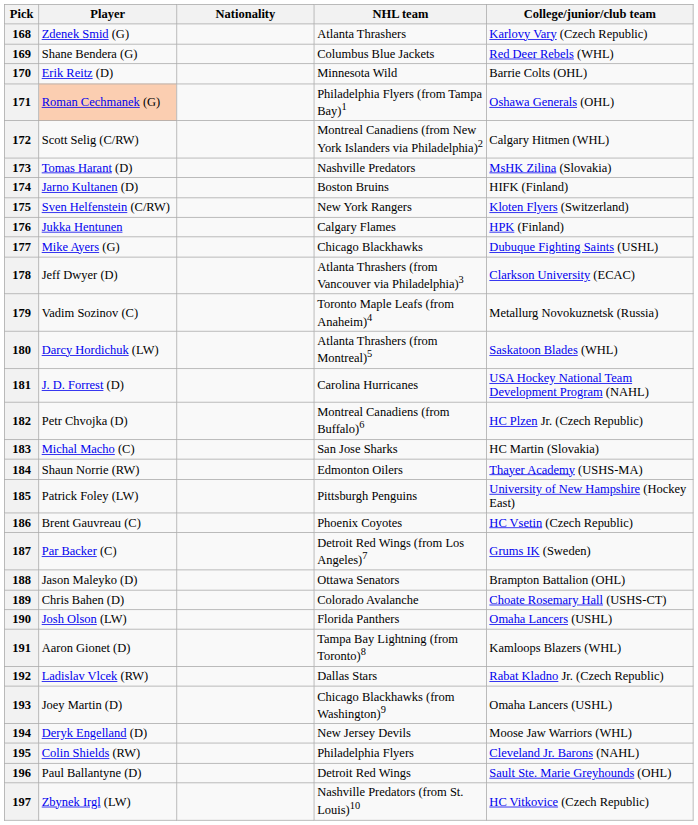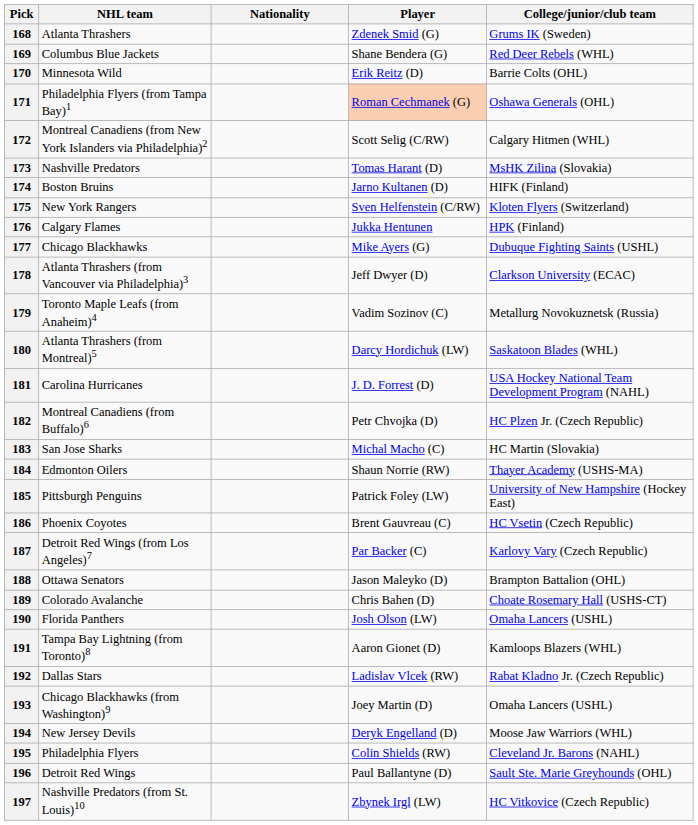columns swapped: (108, 14) <-> (400, 14)
(568, 34) Karlovy Vary (Czech Republic) -> (540, 34) Grums IK (Sweden)
(540, 551) Grums IK (Sweden) -> (568, 551) Karlovy Vary (Czech Republic)
